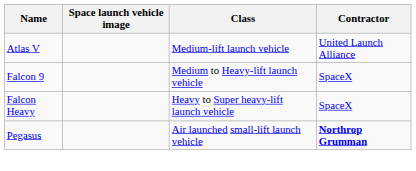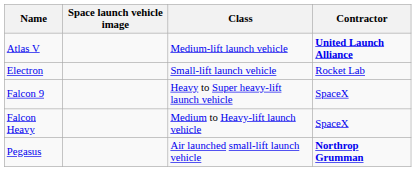(351, 48) normal -> (350, 48) bold
+ row: (25, 71)
(234, 77) Medium to Heavy-lift launch vehicle -> (226, 94) Heavy to Super heavy-lift launch vehicle
(227, 106) Heavy to Super heavy-lift launch vehicle -> (233, 123) Medium to Heavy-lift launch vehicle
